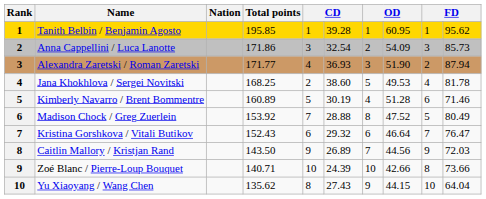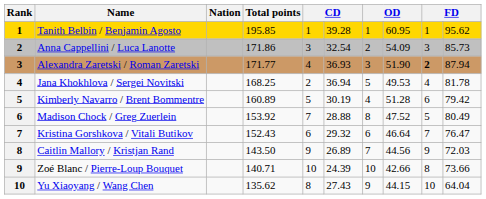(427, 64) normal -> (427, 64) bold
(339, 82) 38.60 -> (339, 82) 36.94
(457, 99) 71.46 -> (457, 99) 79.42
